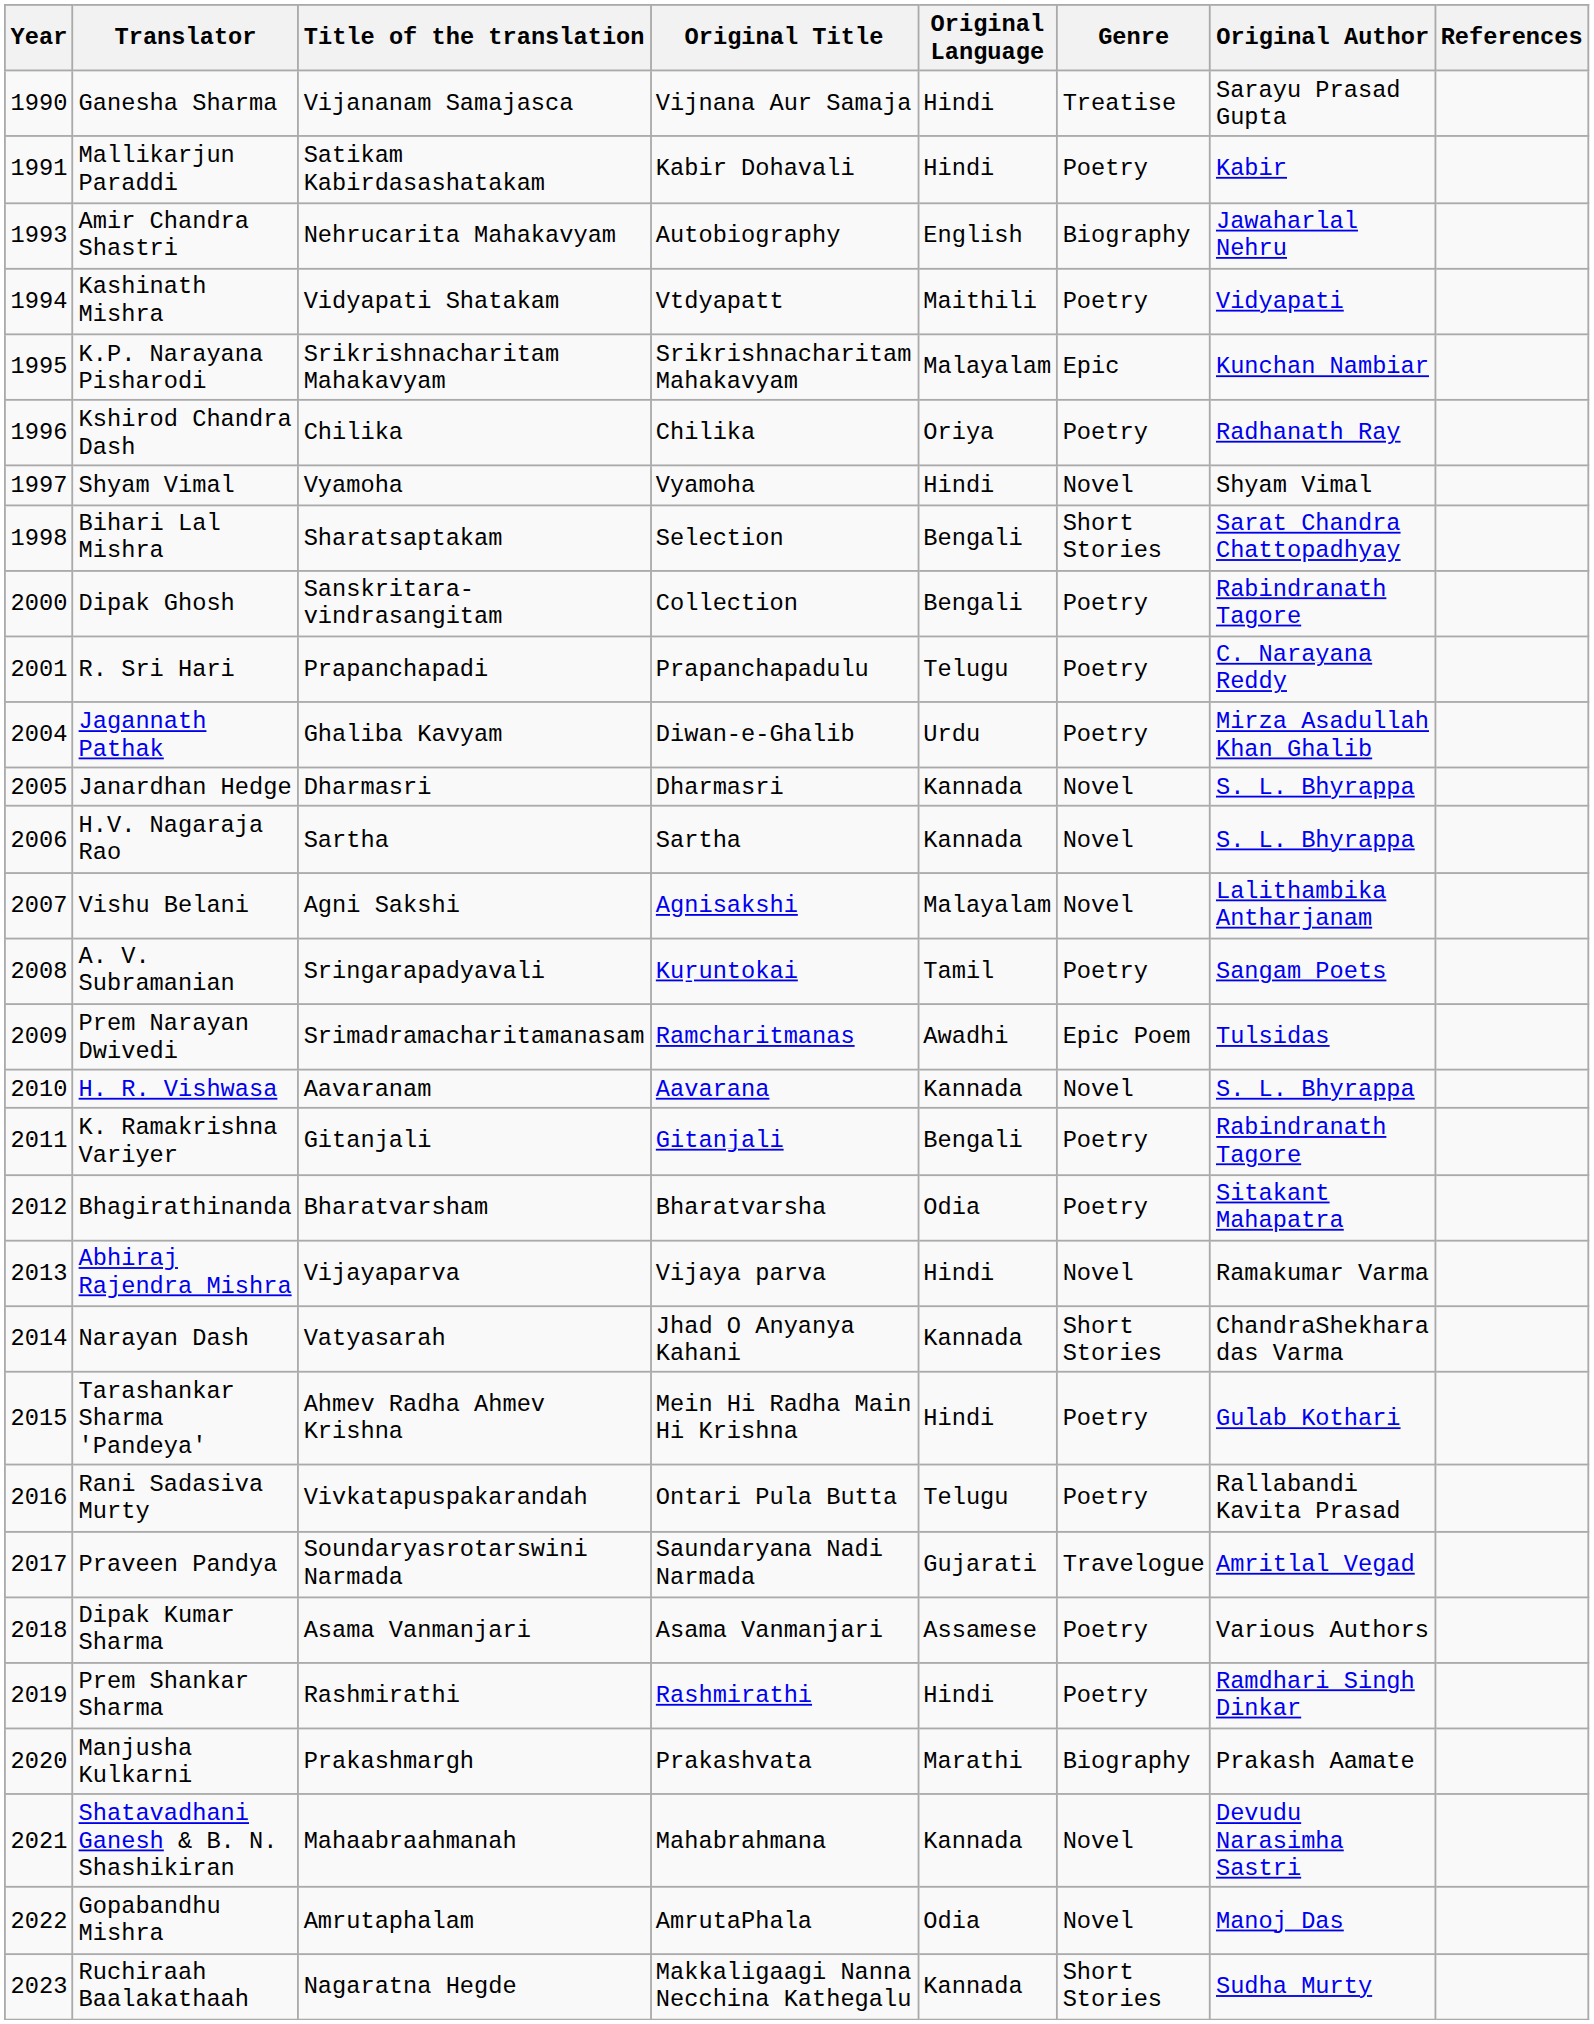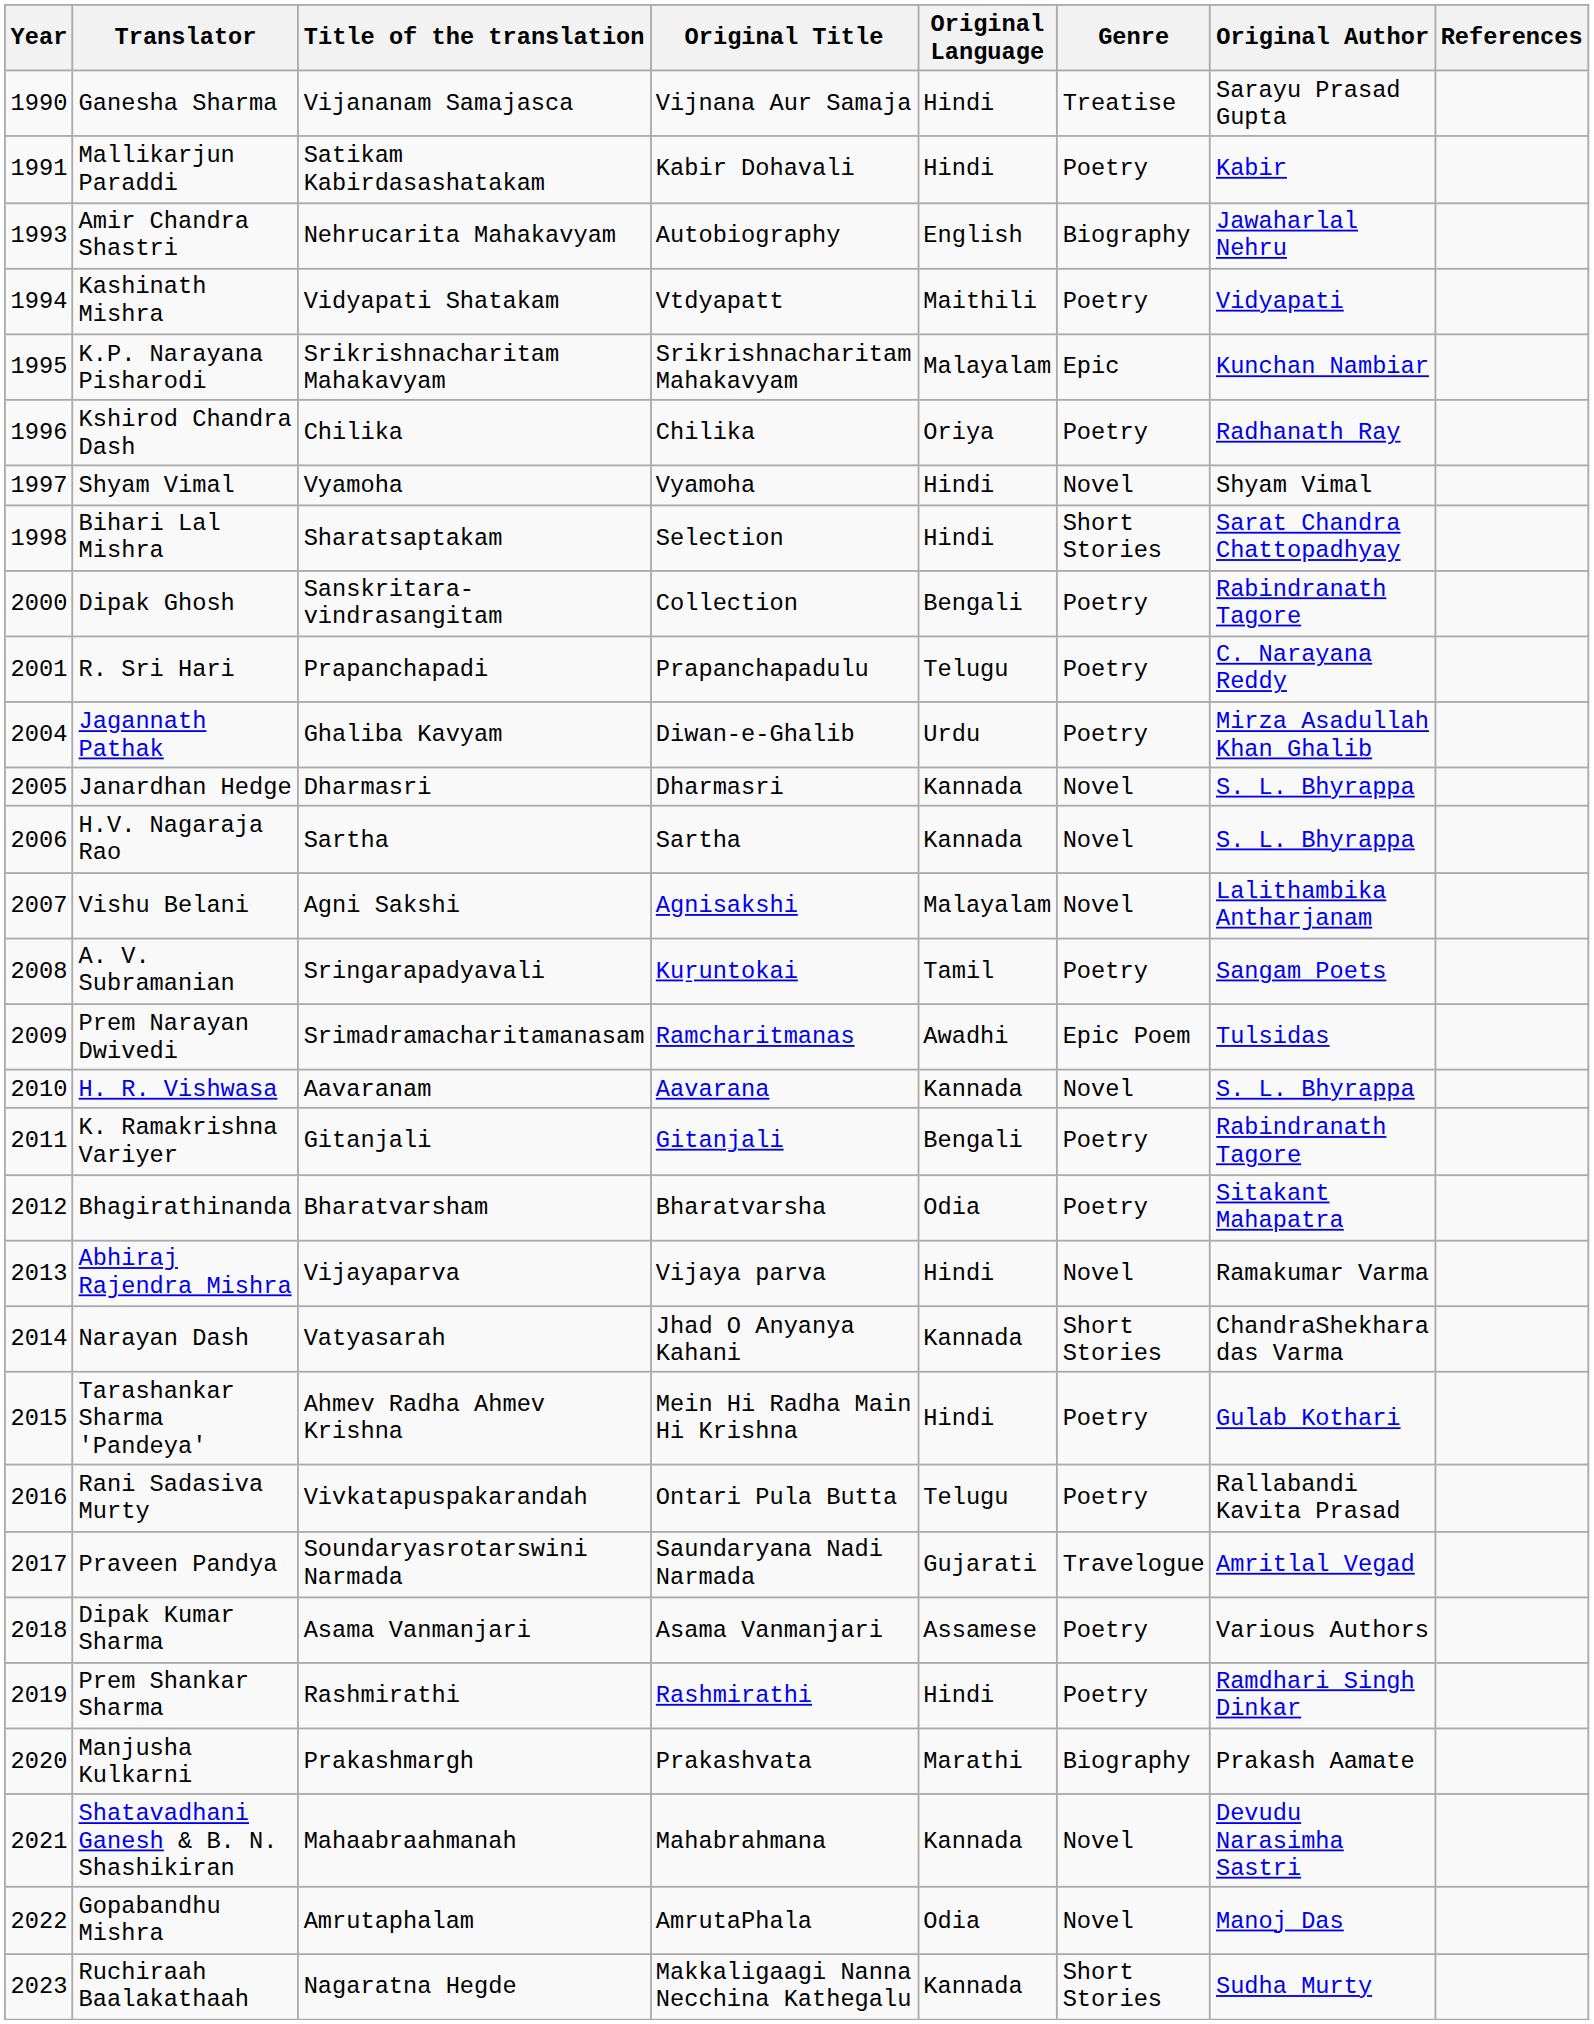(973, 537) Bengali -> (959, 537) Hindi
